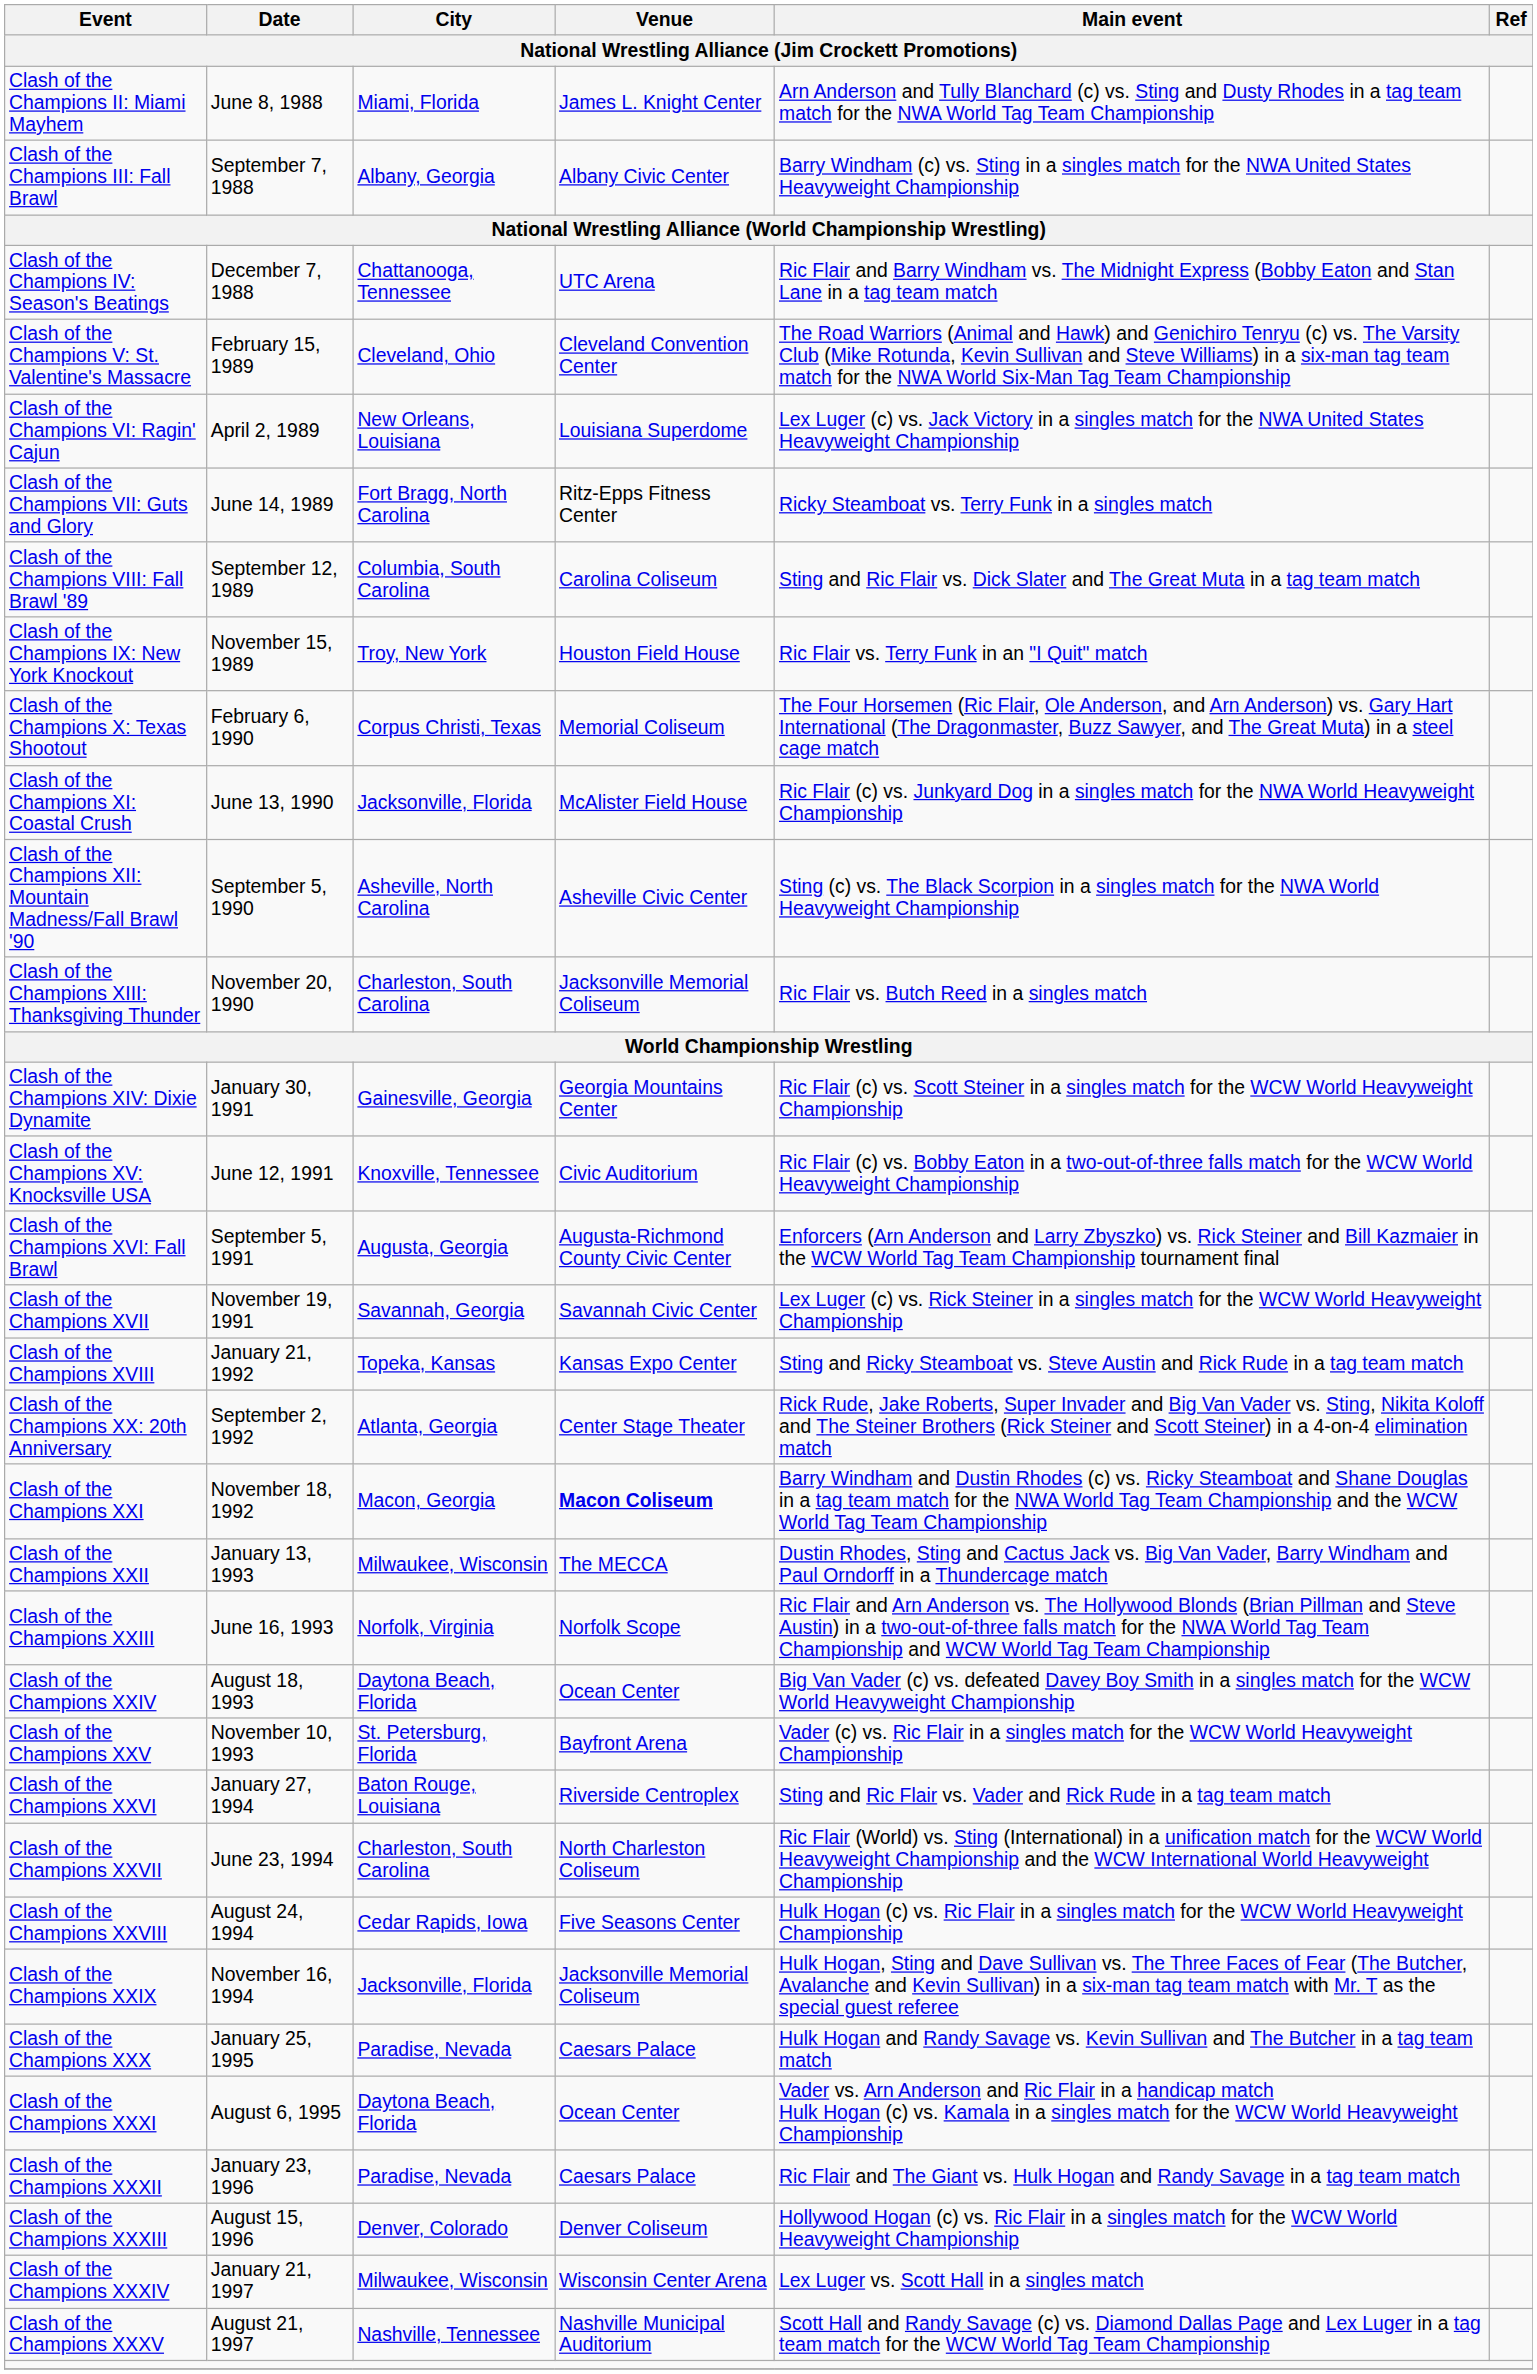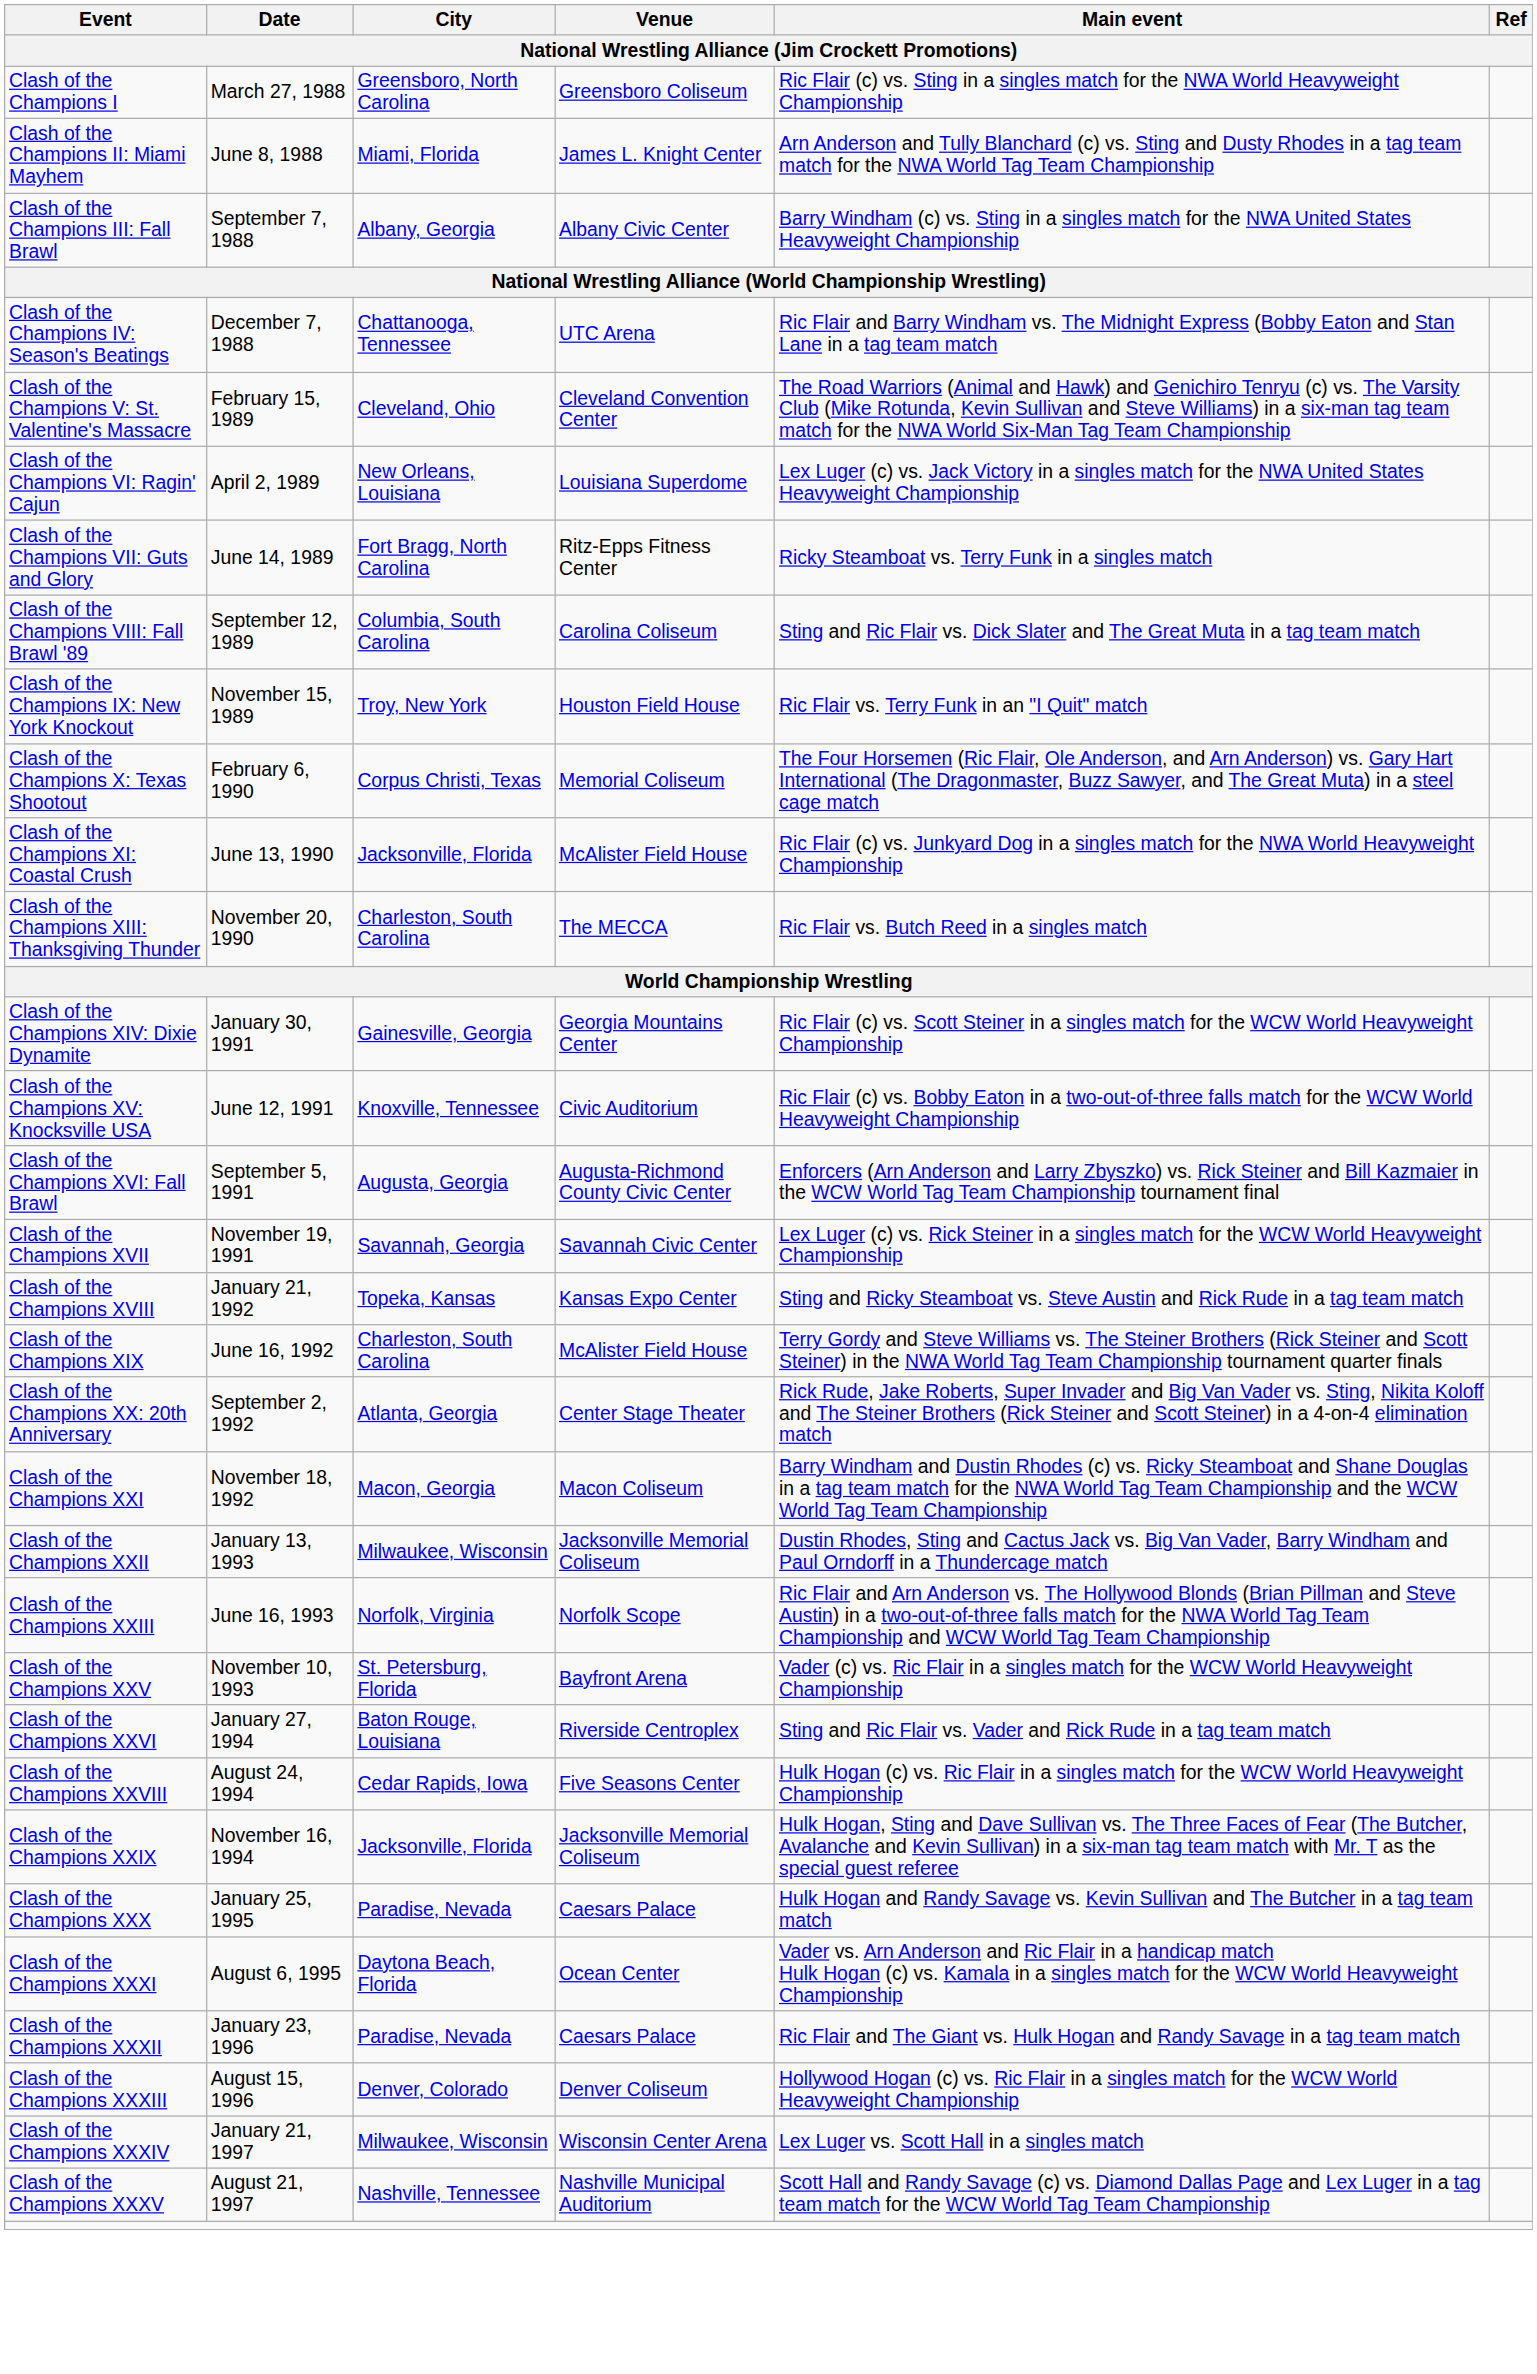+ row: (63, 92)
- row: (94, 898)
(654, 994) Jacksonville Memorial Coliseum -> (613, 928) The MECCA
+ row: (76, 1350)
(636, 1501) bold -> (631, 1488) normal
(613, 1564) The MECCA -> (654, 1551) Jacksonville Memorial Coliseum
- row: (83, 1691)
- row: (85, 1859)
